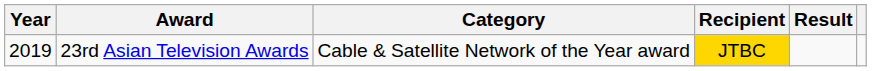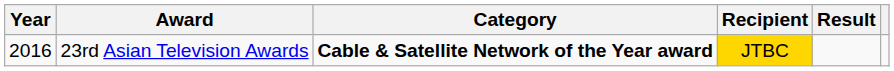(30, 50) 2019 -> (30, 50) 2016
(504, 50) normal -> (515, 50) bold
